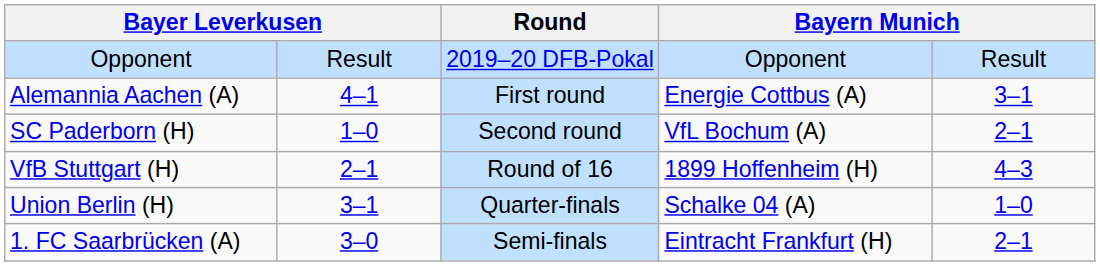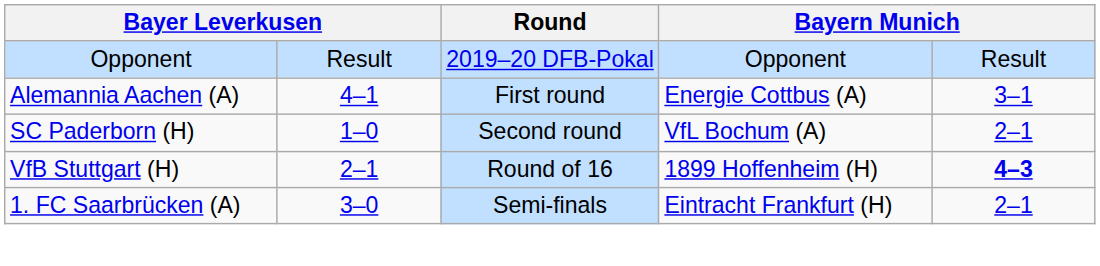(1013, 168) normal -> (1013, 168) bold
- row: (92, 205)
